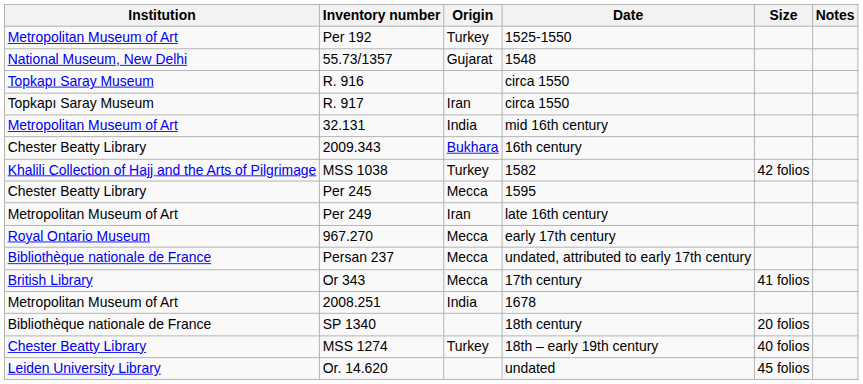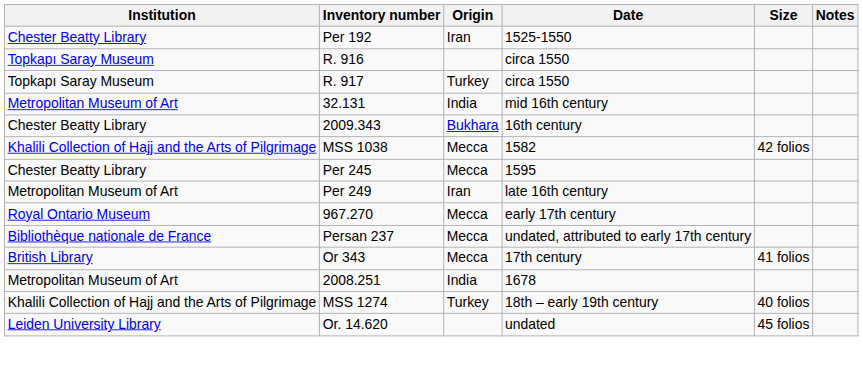(93, 37) Metropolitan Museum of Art -> (77, 37) Chester Beatty Library
(468, 37) Turkey -> (459, 37) Iran
- row: (358, 59)
(459, 103) Iran -> (468, 81) Turkey
(468, 170) Turkey -> (467, 147) Mecca
- row: (349, 324)
(77, 346) Chester Beatty Library -> (162, 302) Khalili Collection of Hajj and the Arts of Pilgrimage
